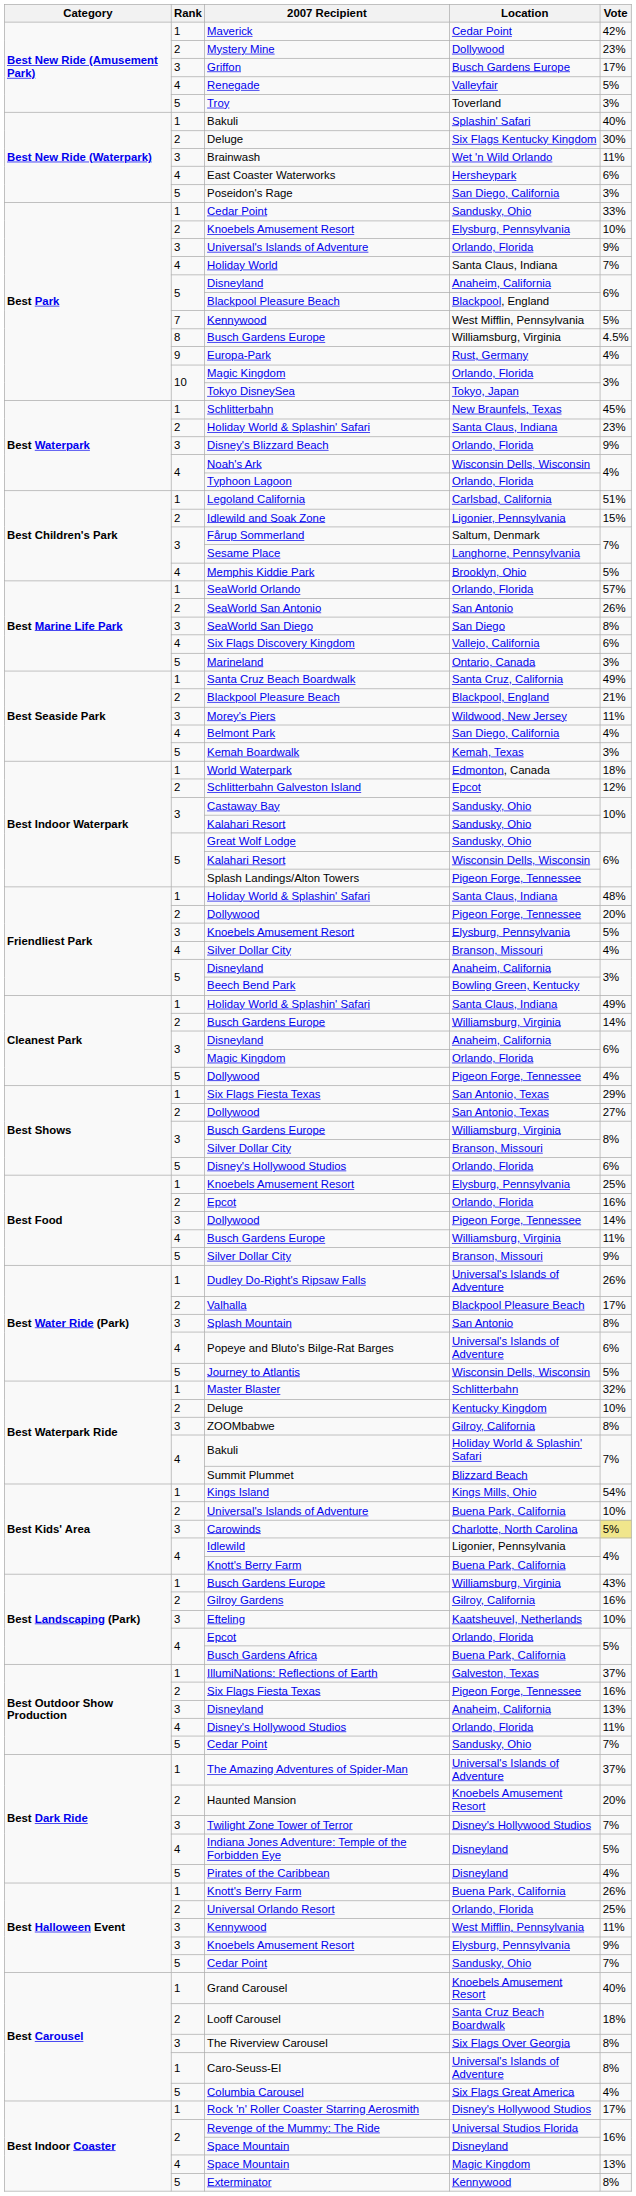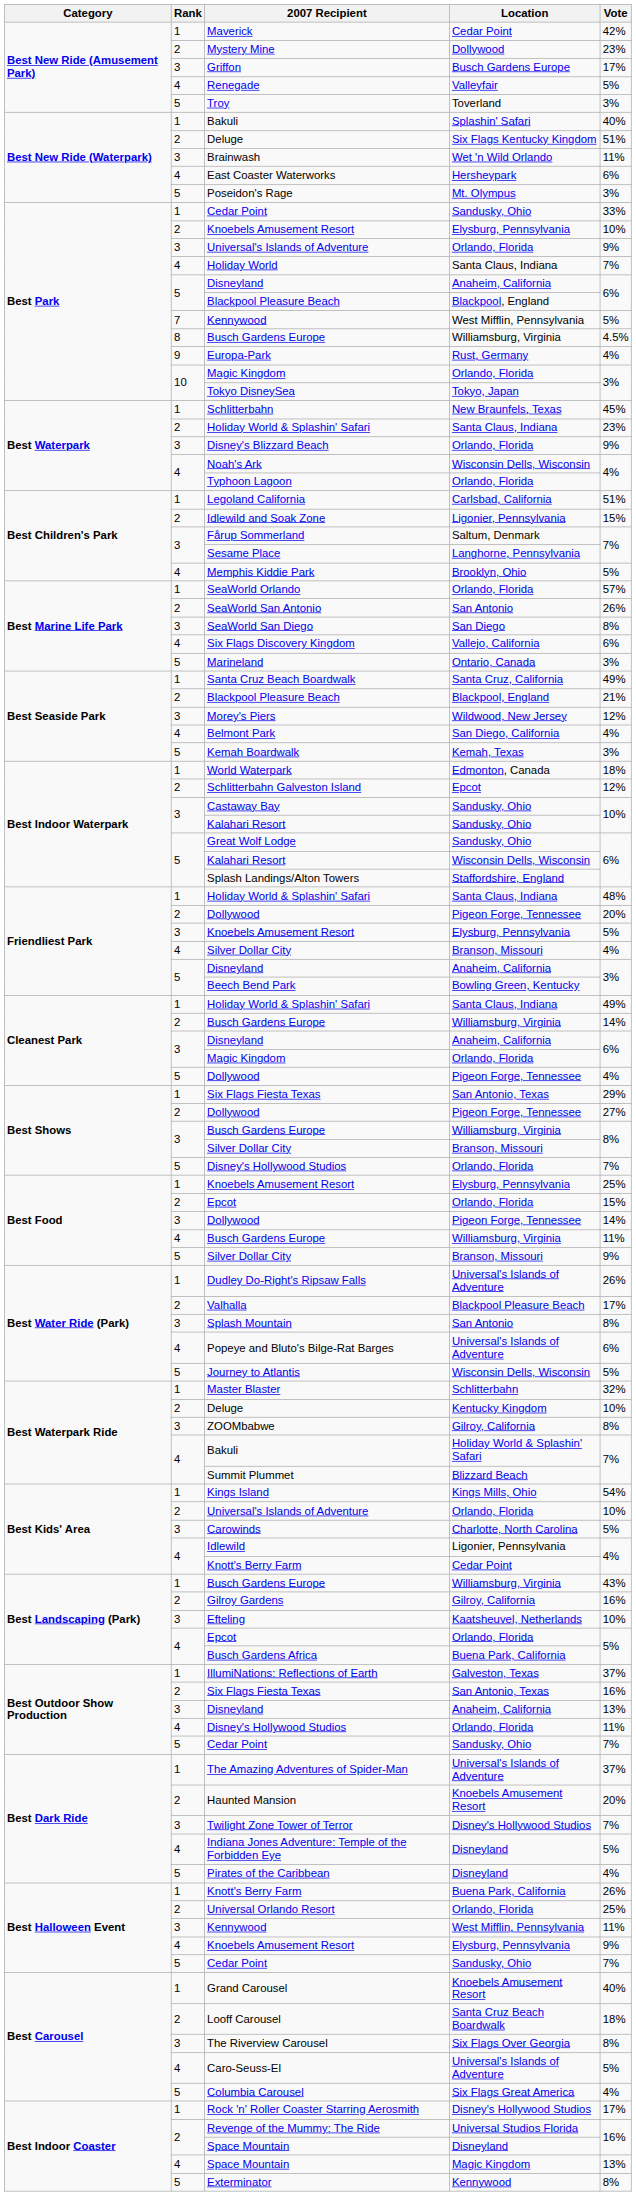(614, 139) 30% -> (614, 139) 51%
(506, 193) San Diego, California -> (484, 193) Mt. Olympus
(614, 716) 11% -> (614, 716) 12%
(517, 878) Pigeon Forge, Tennessee -> (508, 878) Staffordshire, England
(500, 1112) San Antonio, Texas -> (517, 1112) Pigeon Forge, Tennessee
(611, 1166) 6% -> (611, 1166) 7%
(614, 1202) 16% -> (614, 1202) 15%
(509, 1511) Buena Park, California -> (493, 1511) Orlando, Florida
(611, 1529) khaki background -> (611, 1529) no background
(509, 1565) Buena Park, California -> (482, 1565) Cedar Point
(517, 1691) Pigeon Forge, Tennessee -> (500, 1691) San Antonio, Texas
(177, 1945) 3 -> (177, 1945) 4
(177, 2067) 1 -> (177, 2067) 4
(611, 2067) 8% -> (611, 2067) 5%
